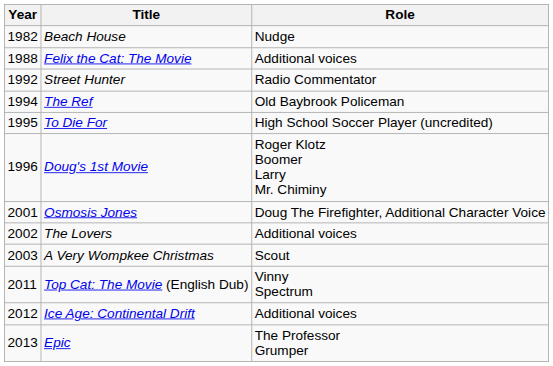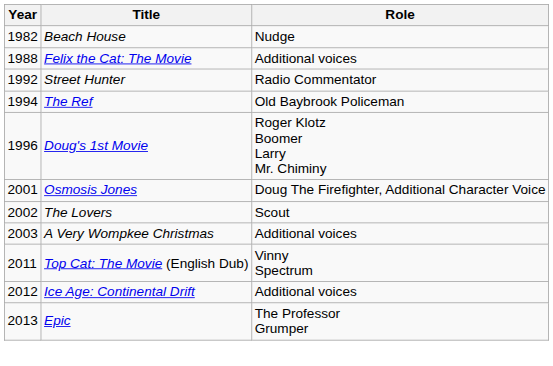- row: (76, 123)
(306, 233) Additional voices -> (272, 212) Scout
(272, 255) Scout -> (306, 233) Additional voices
